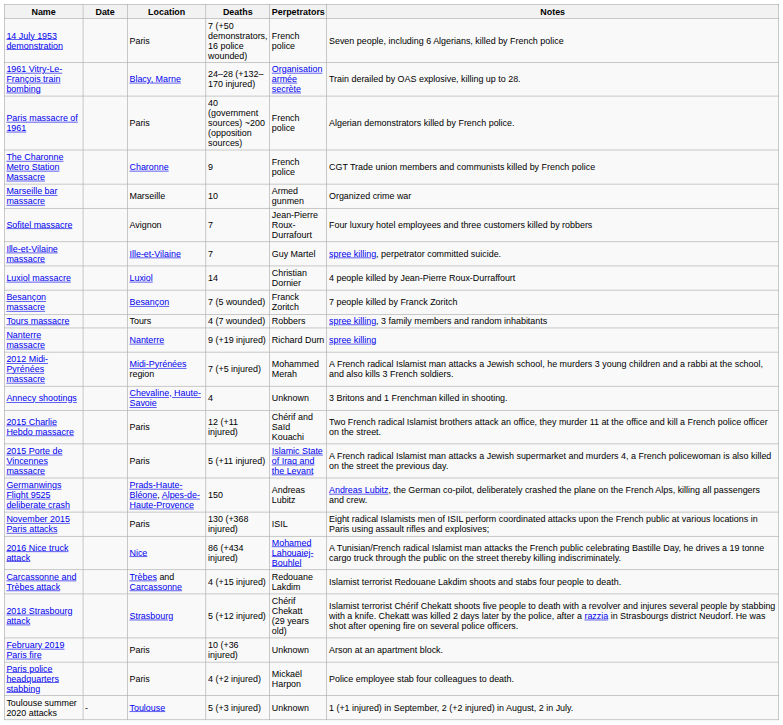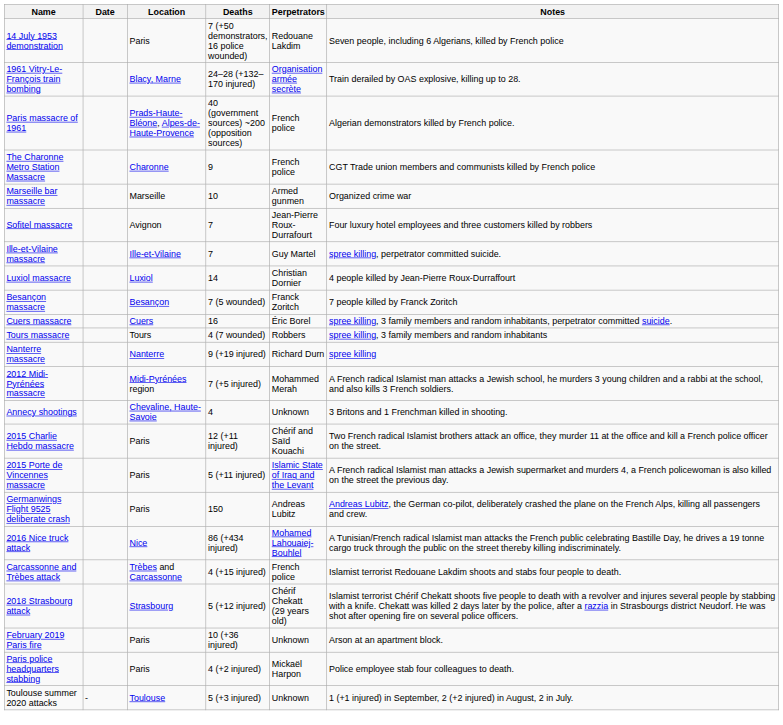(286, 41) French police -> (292, 41) Redouane Lakdim
(140, 124) Paris -> (165, 124) Prads-Haute-Bléone, Alpes-de-Haute-Provence
+ row: (39, 321)
(165, 495) Prads-Haute-Bléone, Alpes-de-Haute-Provence -> (140, 509) Paris
- row: (38, 524)
(292, 582) Redouane Lakdim -> (286, 572) French police
